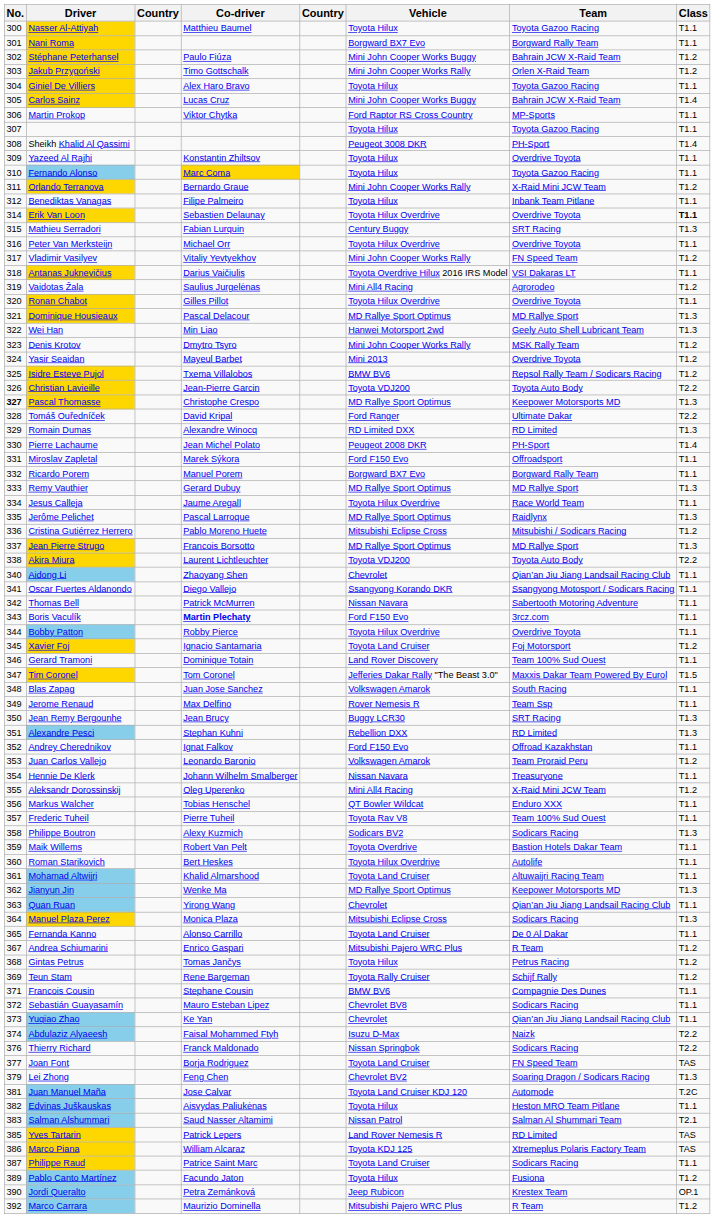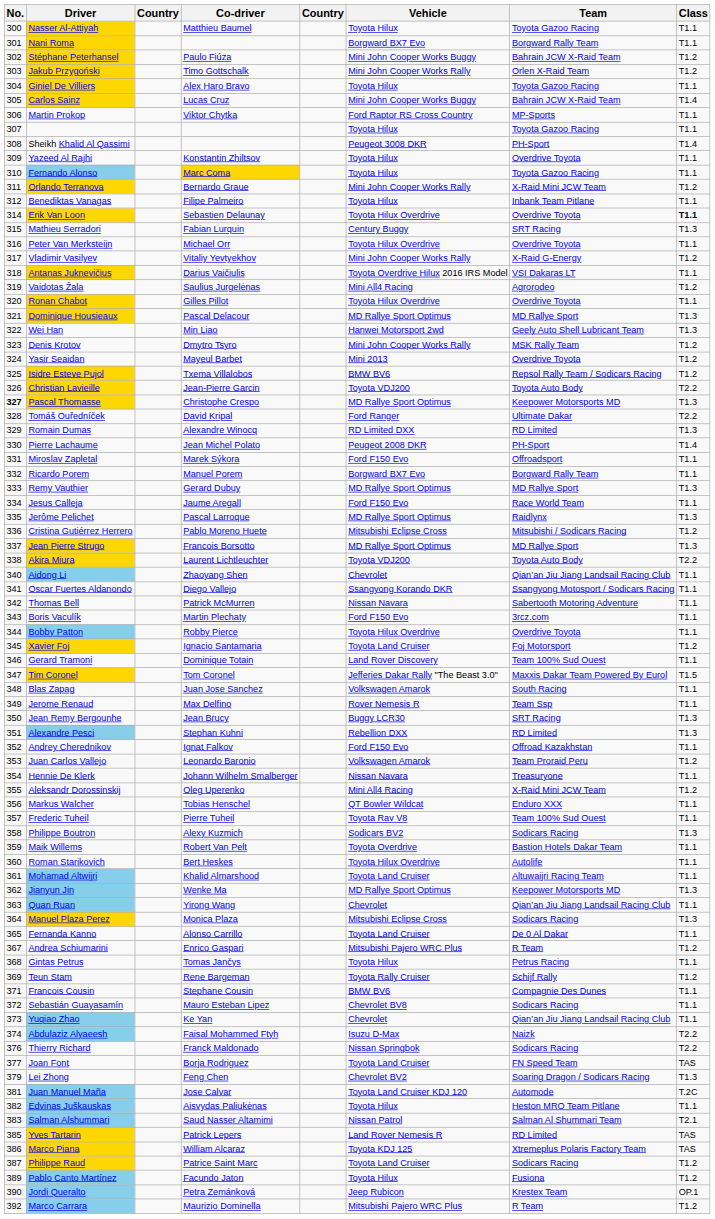(545, 258) FN Speed Team -> (547, 258) X-Raid G-Energy
(394, 502) Toyota Hilux Overdrive -> (378, 502) Ford F150 Evo
(217, 617) bold -> (215, 617) normal
(688, 962) T1.2 -> (688, 962) T1.1
(688, 1163) T1.1 -> (688, 1163) T1.2
